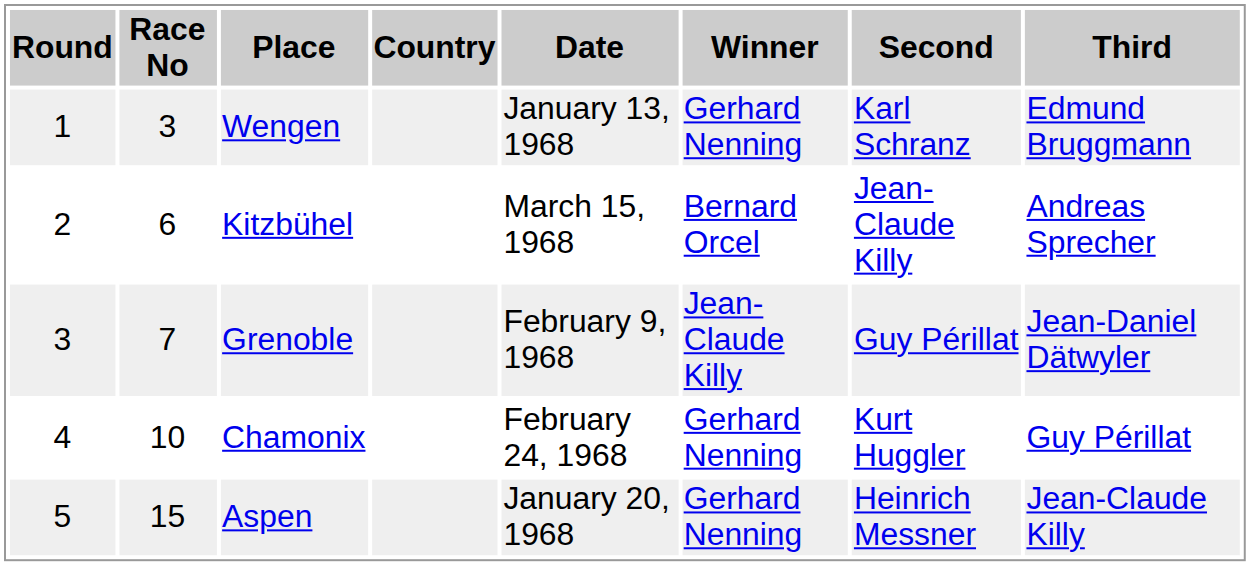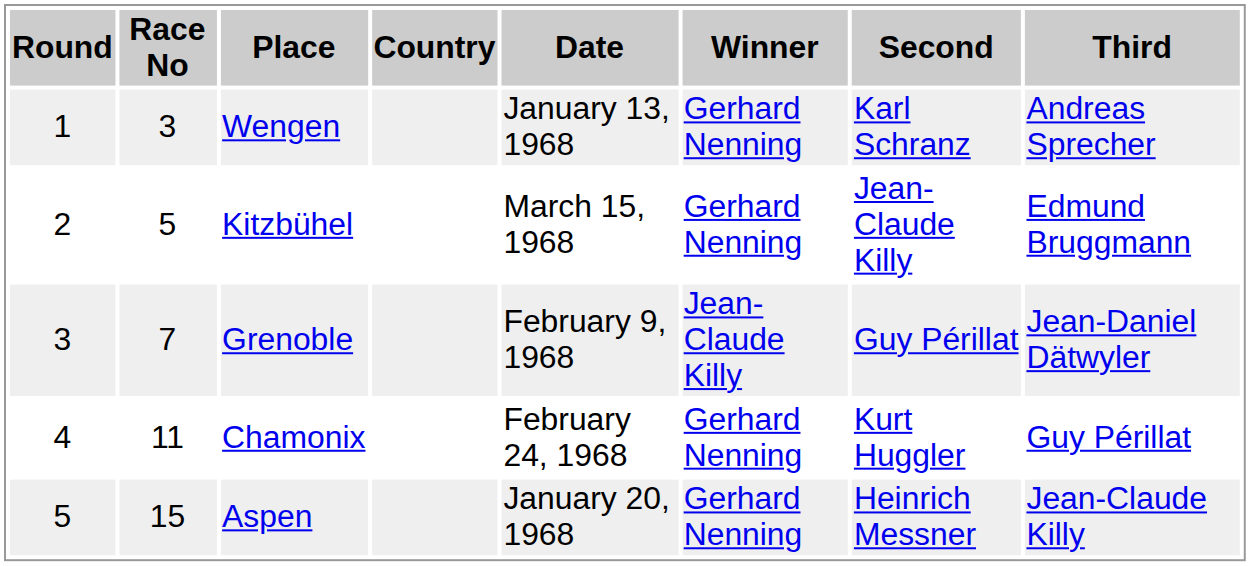(1109, 126) Edmund Bruggmann -> (1091, 126) Andreas Sprecher
(167, 224) 6 -> (167, 224) 5
(740, 224) Bernard Orcel -> (743, 224) Gerhard Nenning
(1091, 224) Andreas Sprecher -> (1109, 224) Edmund Bruggmann
(167, 437) 10 -> (167, 437) 11
